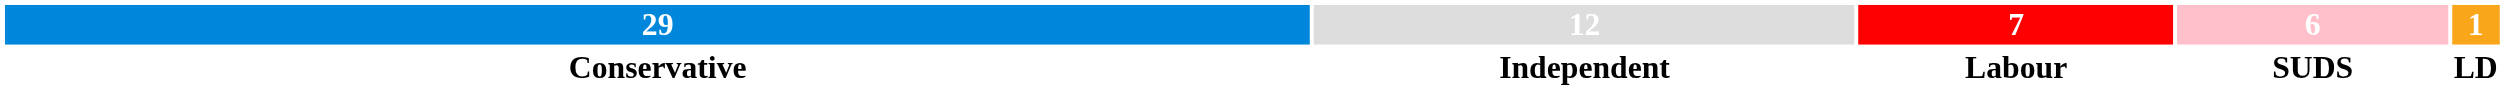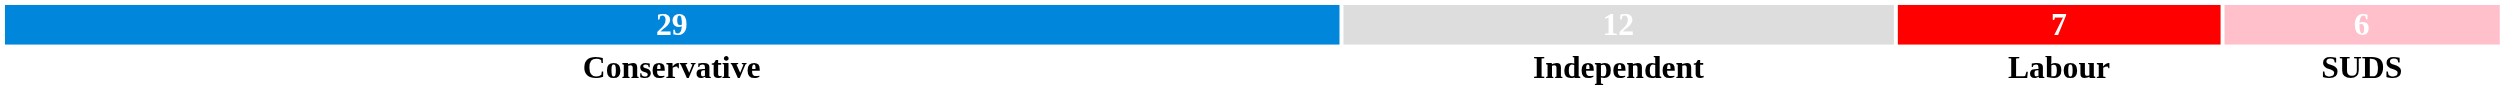- column: (2476, 24)
